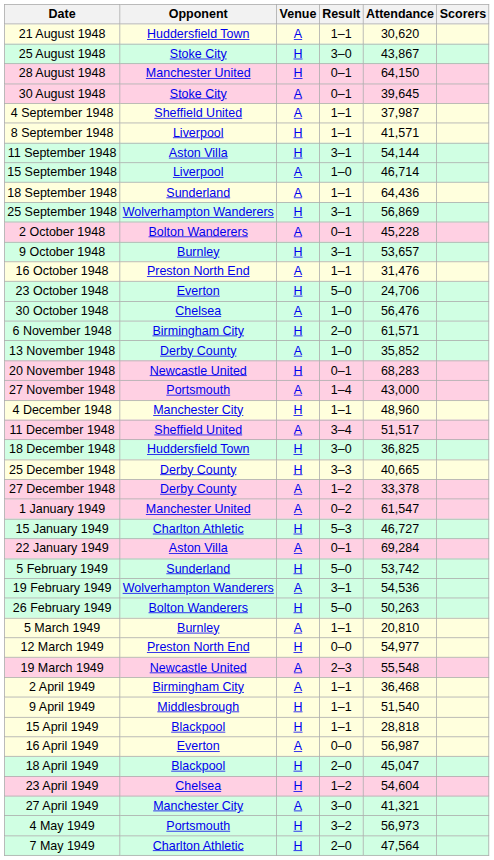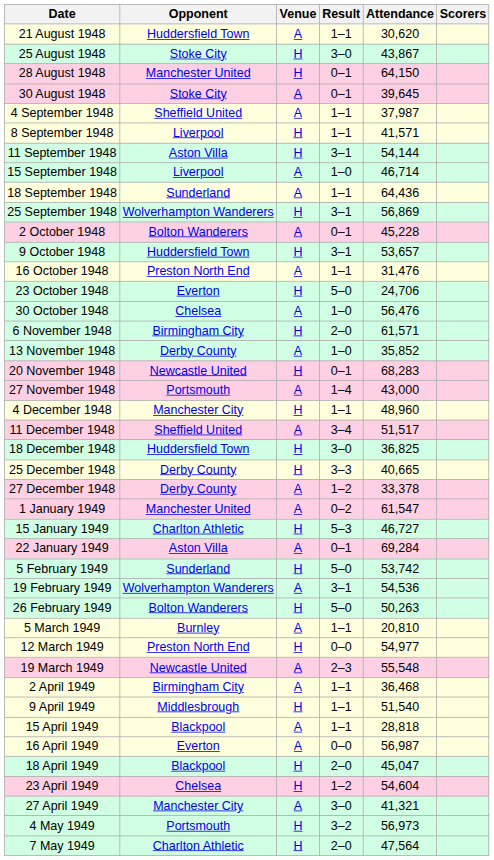(198, 251) Burnley -> (198, 251) Huddersfield Town
(298, 726) H -> (298, 726) A
